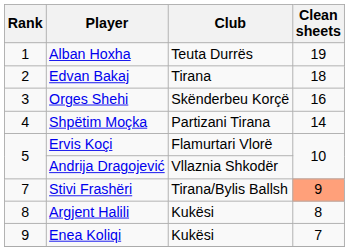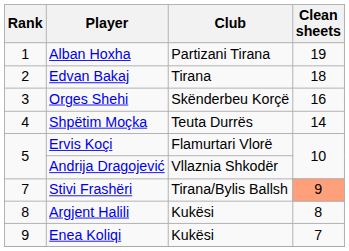(212, 54) Teuta Durrës -> (221, 54) Partizani Tirana
(221, 122) Partizani Tirana -> (212, 122) Teuta Durrës
